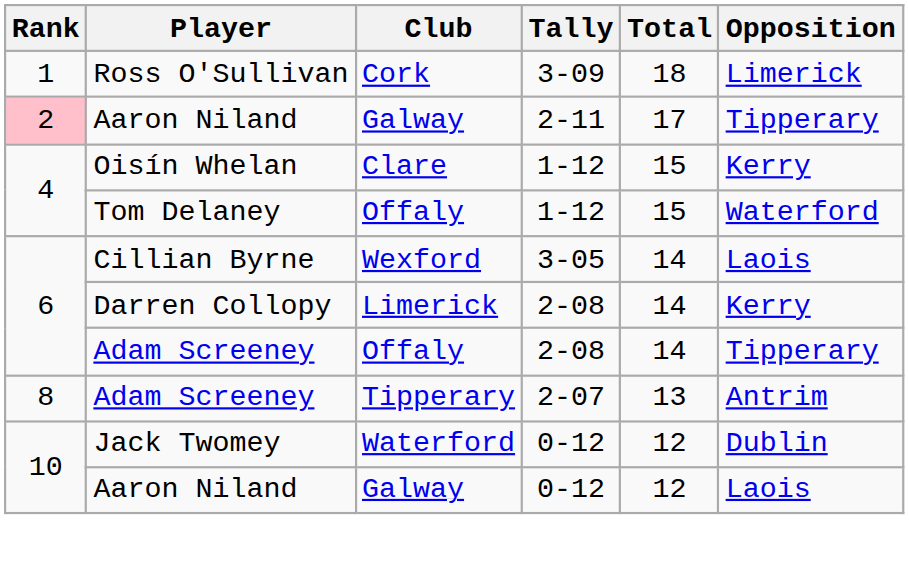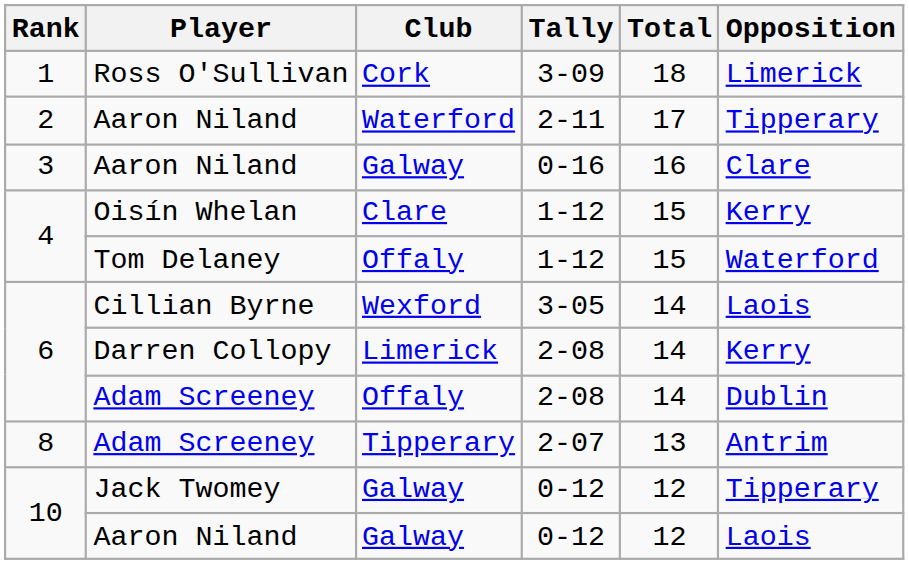(46, 121) pink background -> (46, 121) no background
(413, 121) Galway -> (439, 121) Waterford
+ row: (195, 167)
(802, 352) Tipperary -> (777, 398) Dublin
(439, 444) Waterford -> (413, 490) Galway
(777, 444) Dublin -> (802, 490) Tipperary
